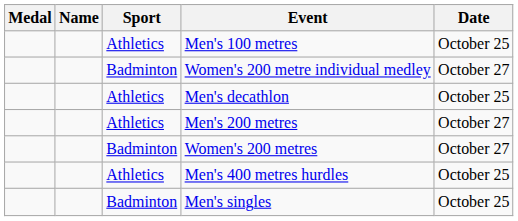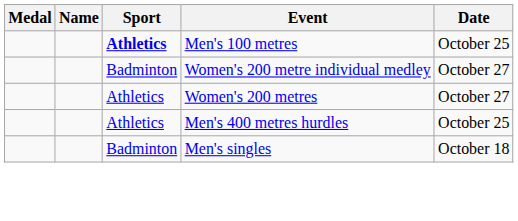(135, 44) normal -> (136, 44) bold
- row: (237, 96)
- row: (241, 123)
(142, 149) Badminton -> (135, 96) Athletics
(474, 202) October 25 -> (474, 149) October 18
